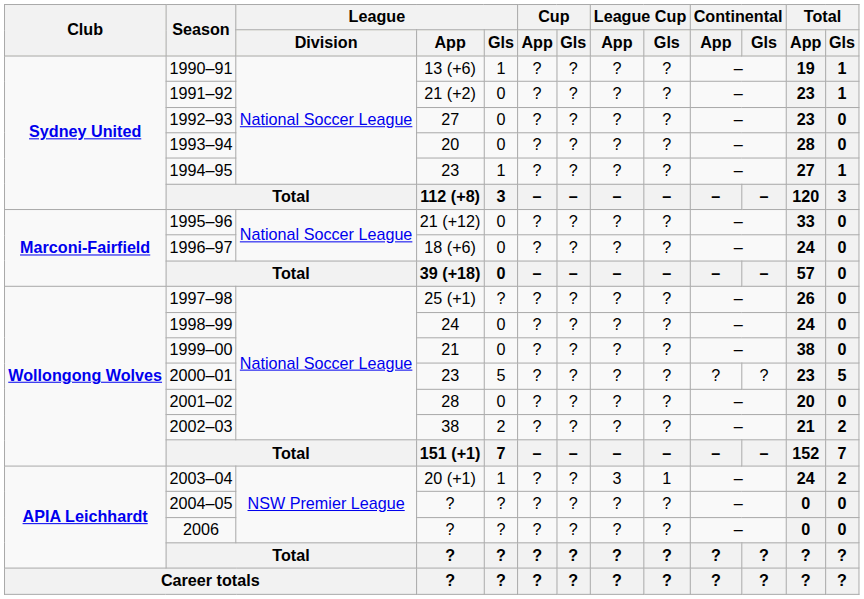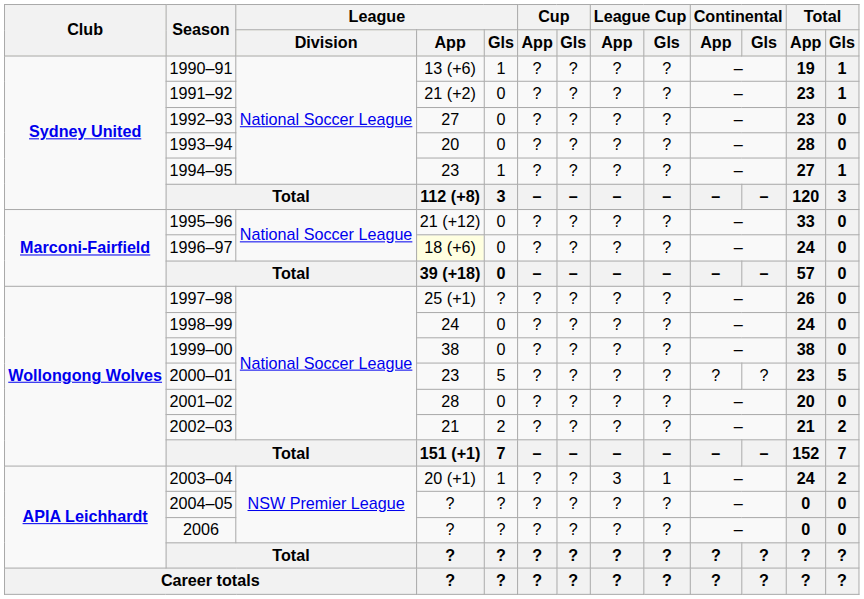(450, 247) no background -> (450, 247) lightyellow background
(450, 350) 21 -> (450, 350) 38
(450, 427) 38 -> (450, 427) 21
